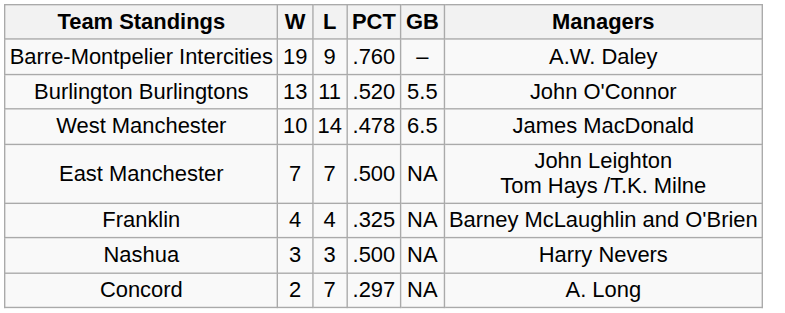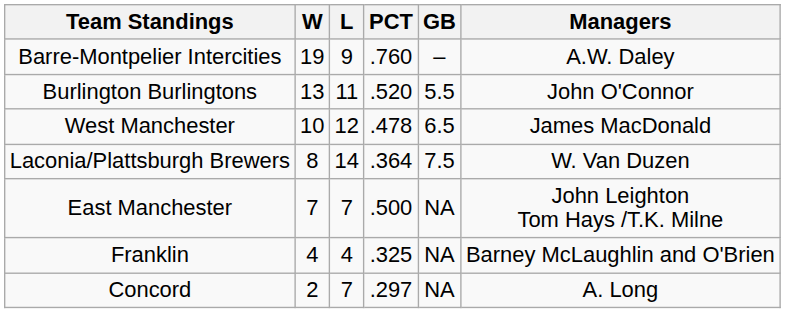(330, 126) 14 -> (347, 126) 12
+ row: (150, 160)
- row: (141, 255)
